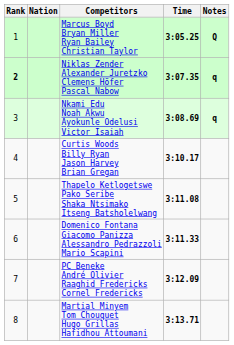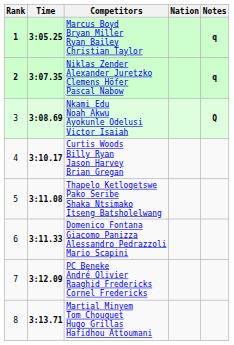columns swapped: (43, 11) <-> (182, 11)
(16, 37) normal -> (16, 37) bold
(215, 37) Q -> (215, 37) q
(215, 118) q -> (215, 118) Q
